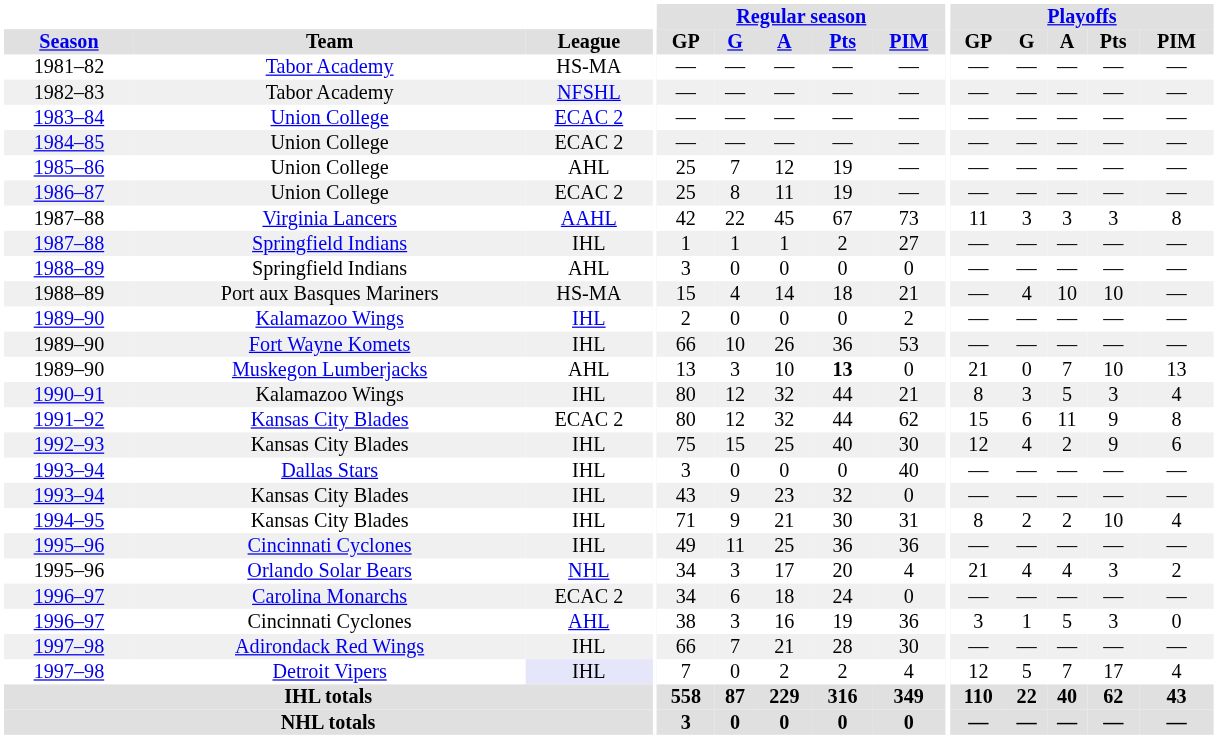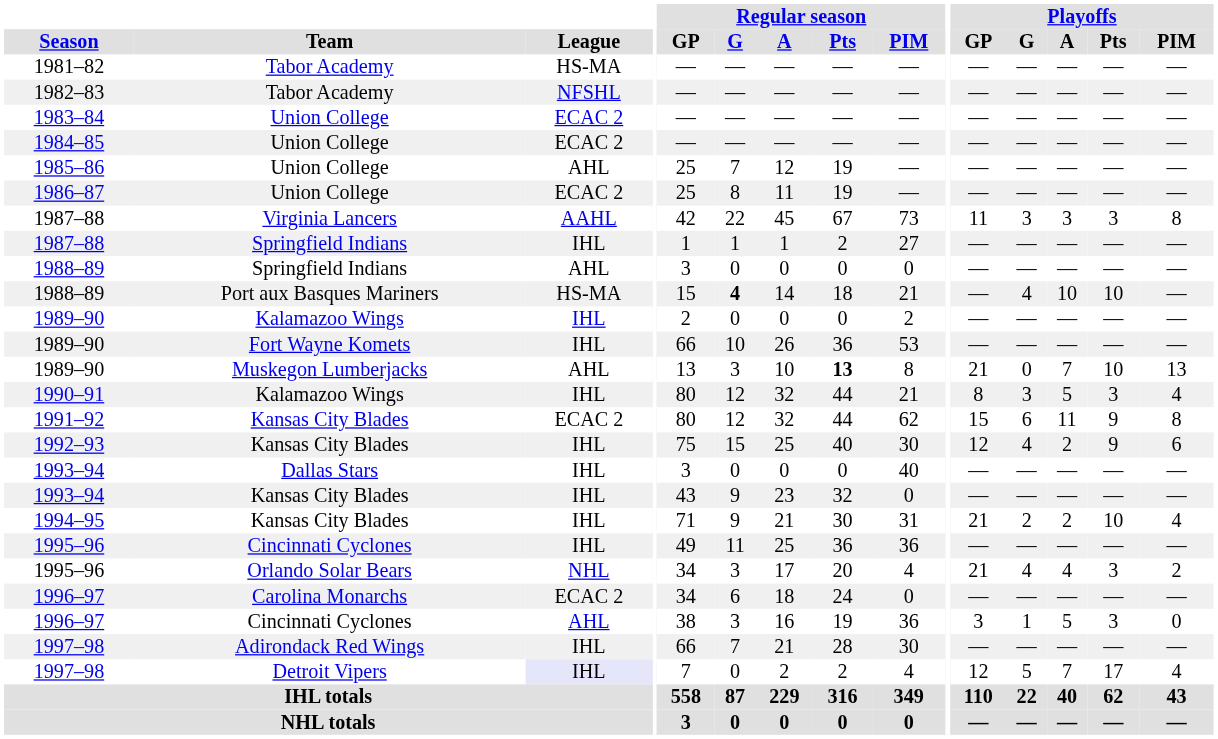(735, 293) normal -> (735, 293) bold
(909, 369) 0 -> (909, 369) 8
(978, 520) 8 -> (978, 520) 21
